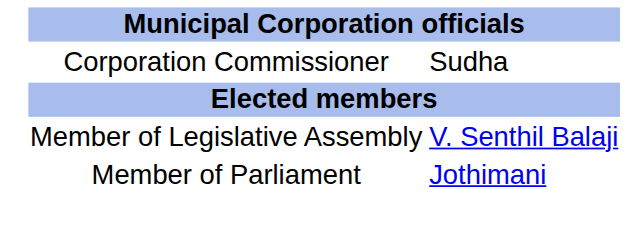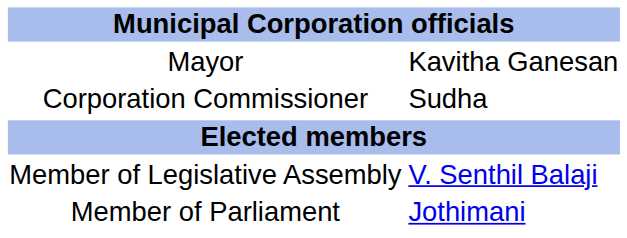+ row: (205, 61)
